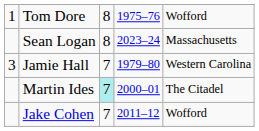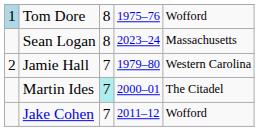(12, 16) no background -> (12, 16) lightblue background
(12, 65) 3 -> (12, 65) 2
